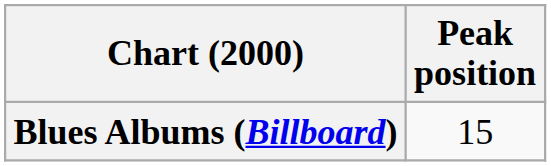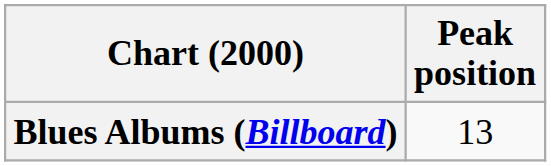(475, 130) 15 -> (475, 130) 13
